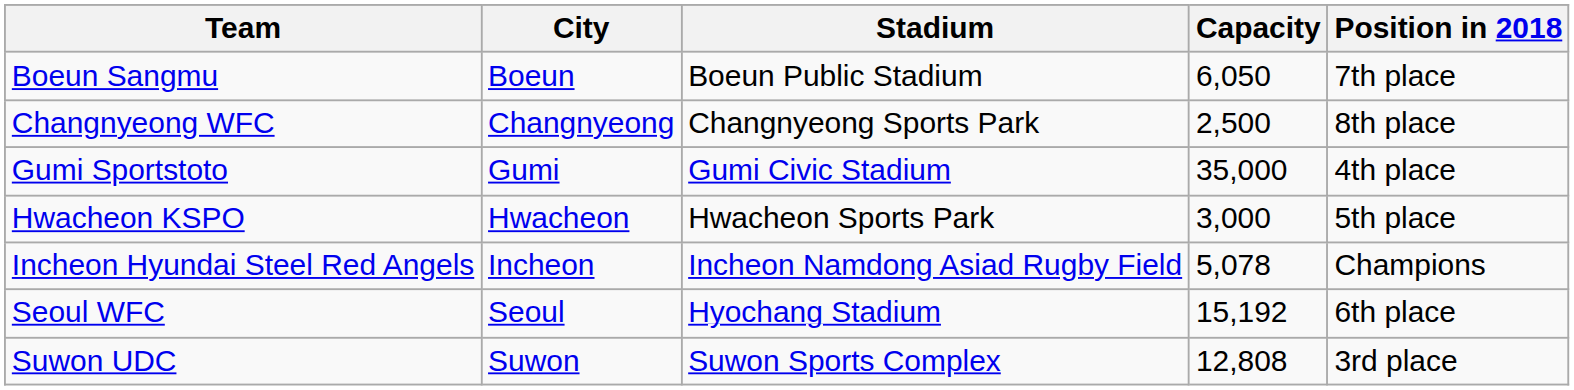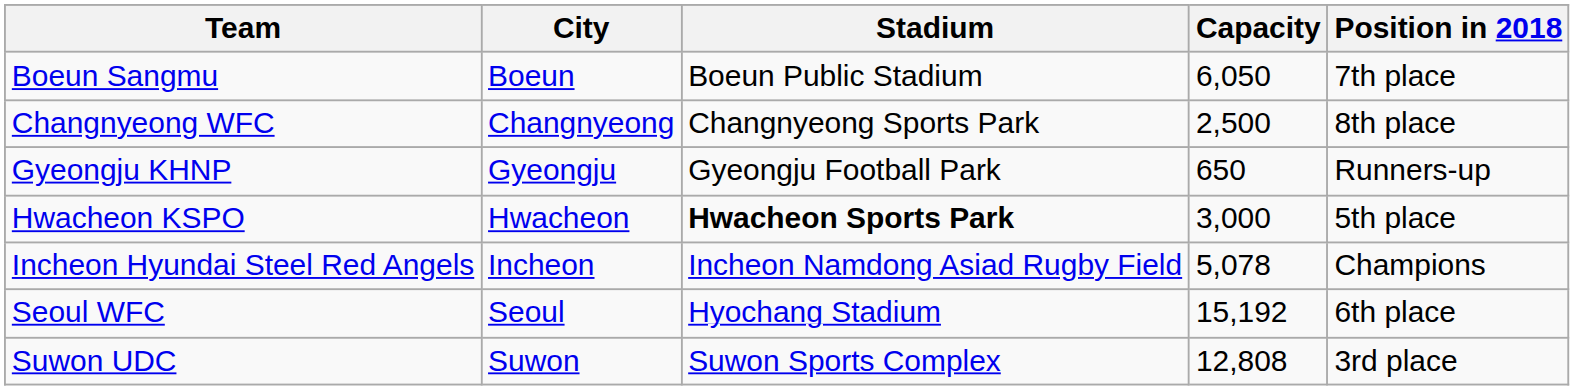- row: (120, 170)
+ row: (122, 170)
(841, 218) normal -> (851, 218) bold
